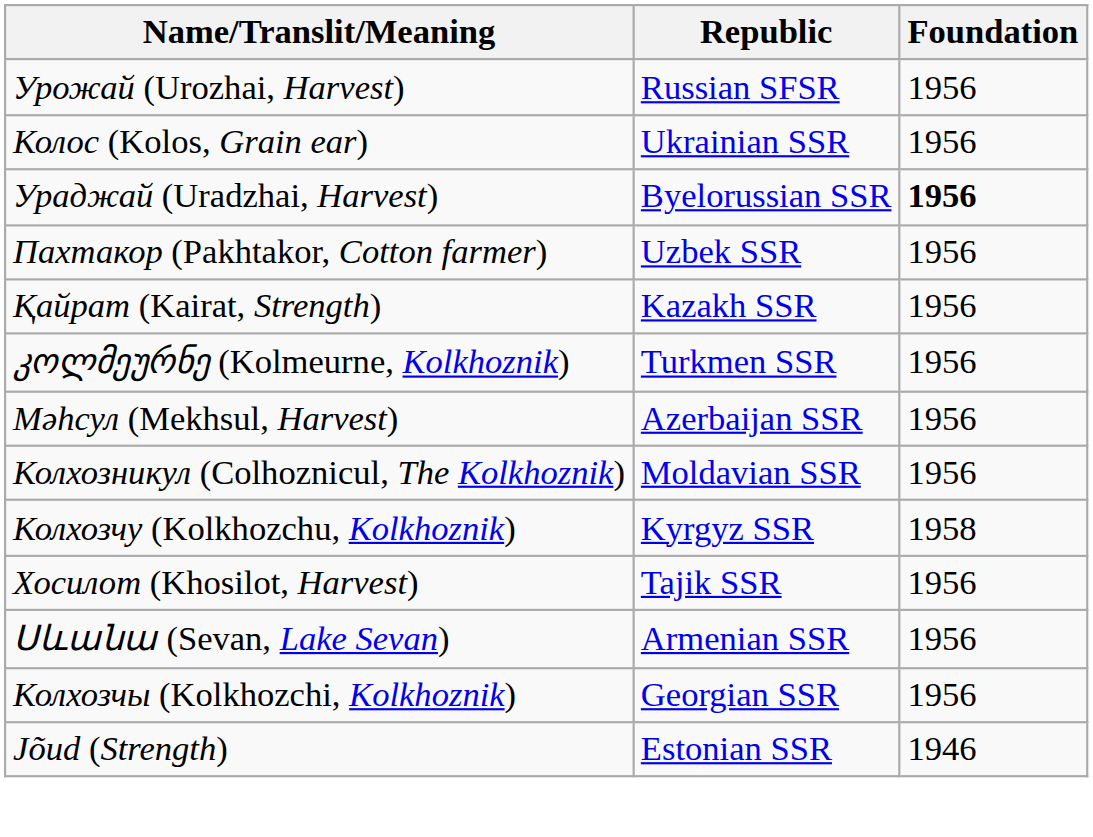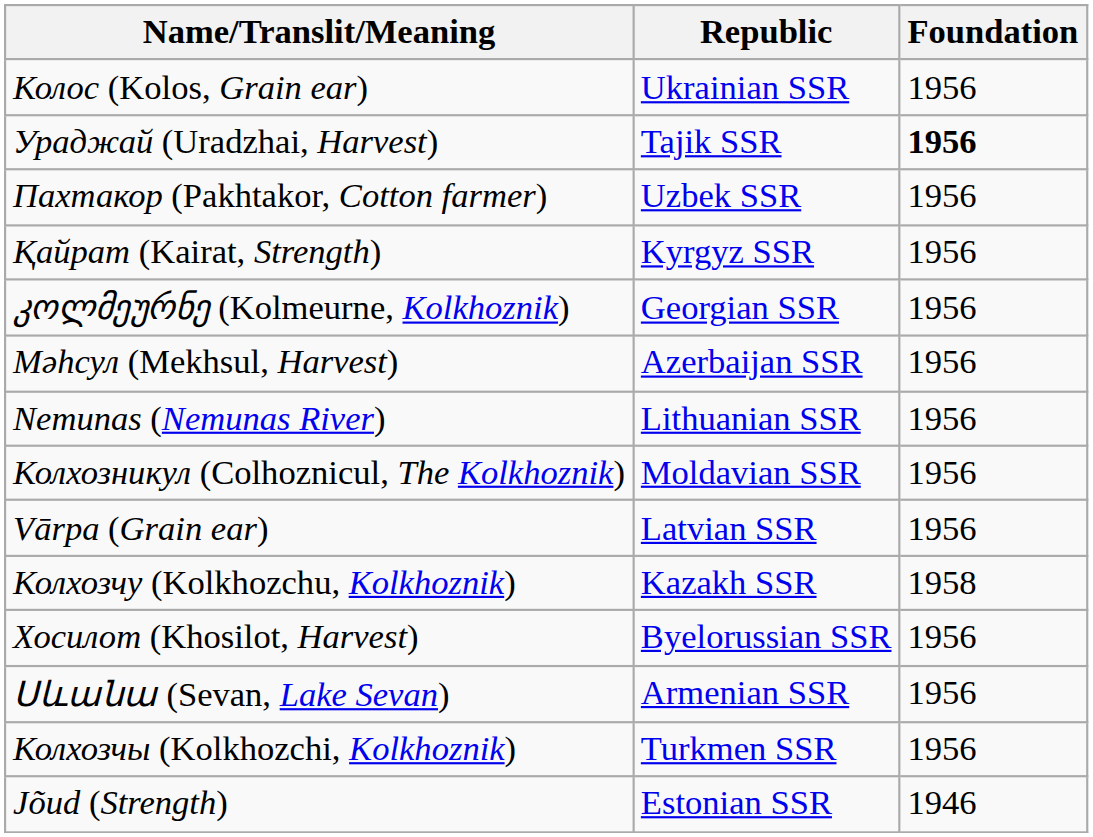- row: (209, 86)
(766, 196) Byelorussian SSR -> (711, 141) Tajik SSR
(729, 305) Kazakh SSR -> (727, 251) Kyrgyz SSR
(739, 361) Turkmen SSR -> (740, 307) Georgian SSR
+ row: (199, 417)
+ row: (141, 527)
(727, 527) Kyrgyz SSR -> (729, 582) Kazakh SSR
(711, 582) Tajik SSR -> (766, 636) Byelorussian SSR
(740, 693) Georgian SSR -> (739, 748) Turkmen SSR
